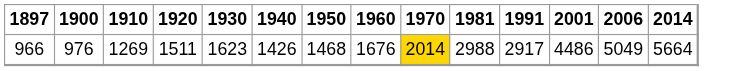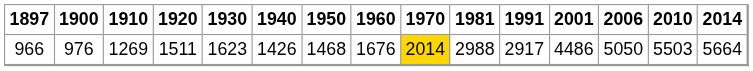+ column: (673, 19)
(623, 49) 5049 -> (623, 49) 5050
